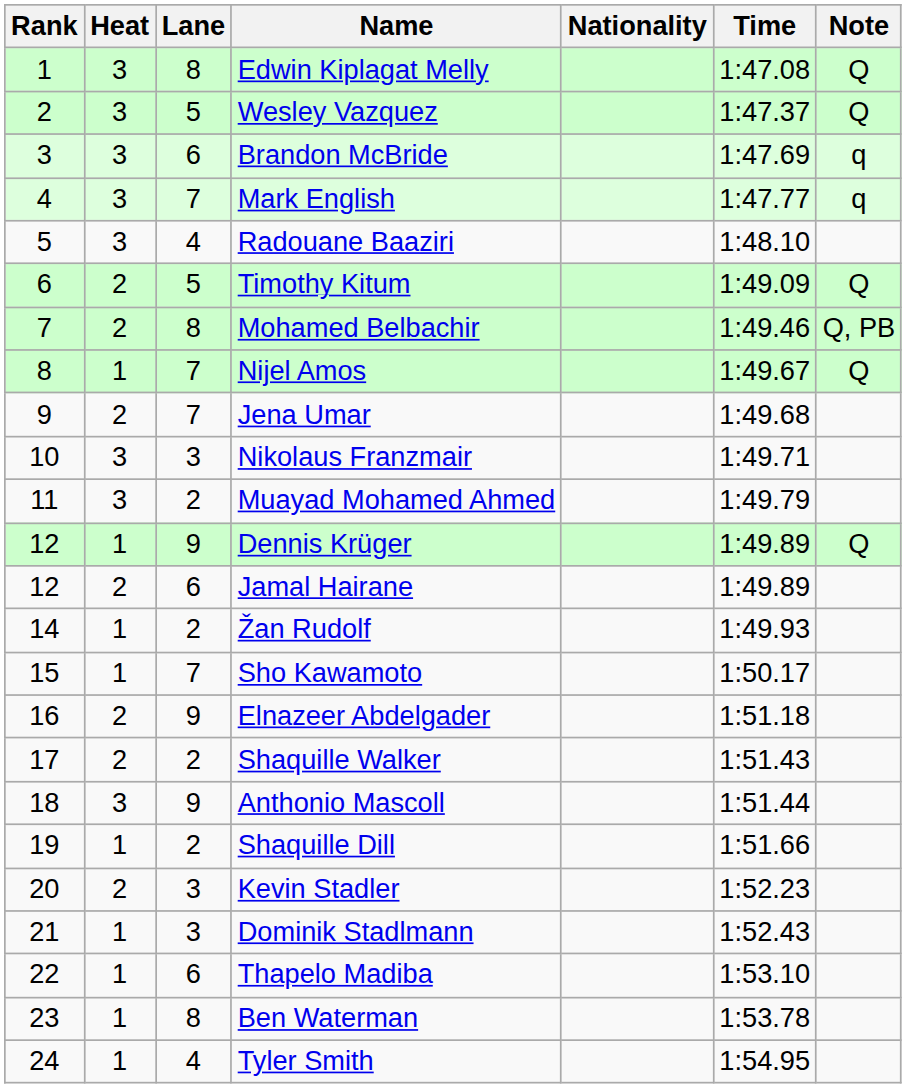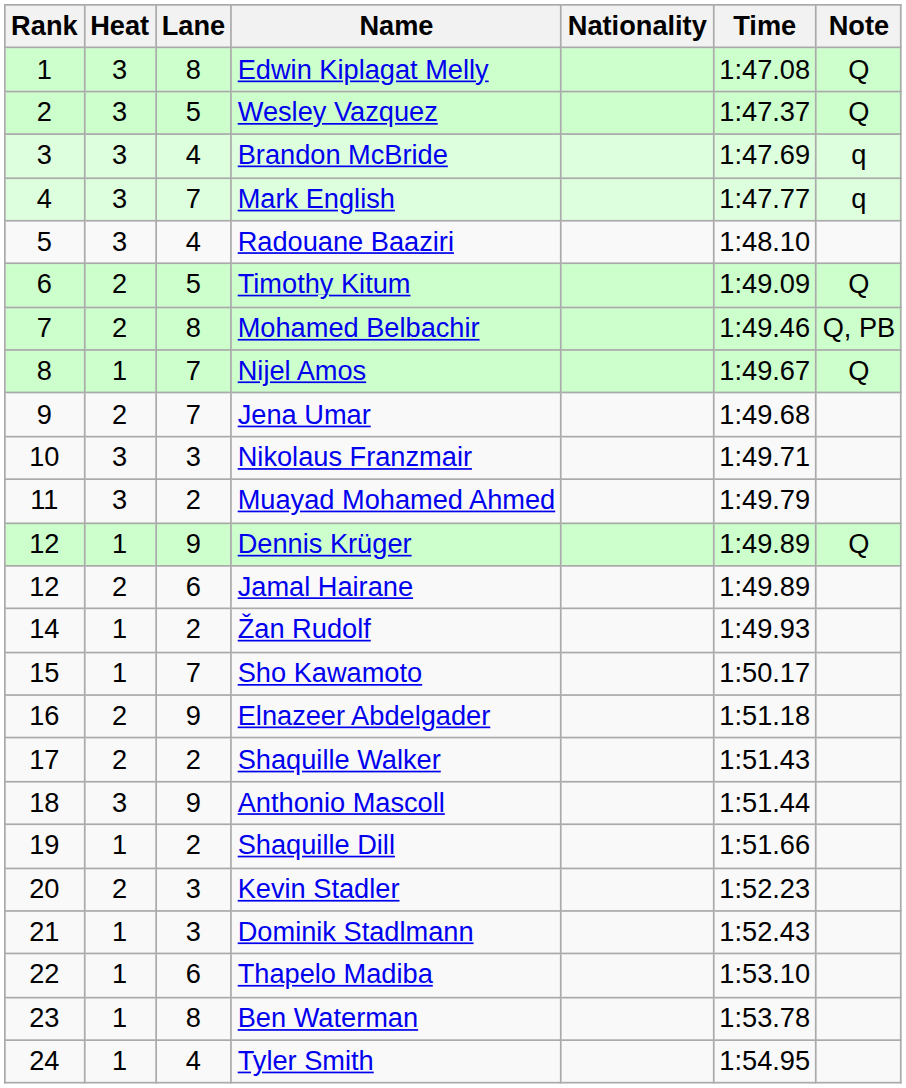(193, 155) 6 -> (193, 155) 4
